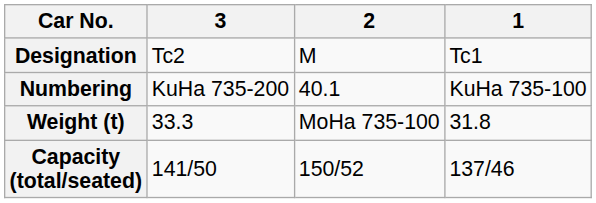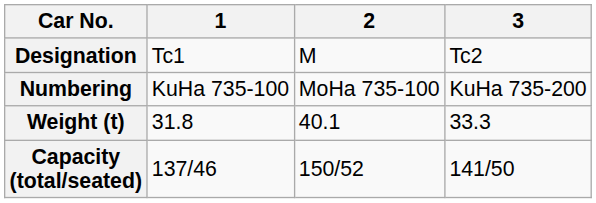columns swapped: (518, 21) <-> (220, 21)
(320, 88) 40.1 -> (369, 88) MoHa 735-100
(369, 122) MoHa 735-100 -> (320, 122) 40.1
